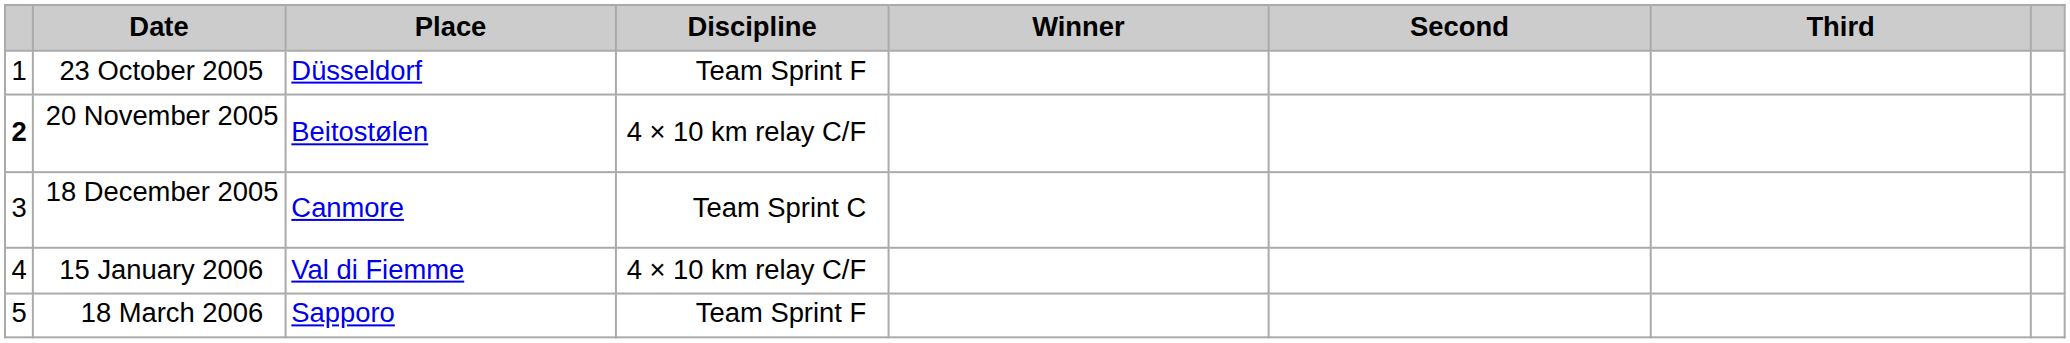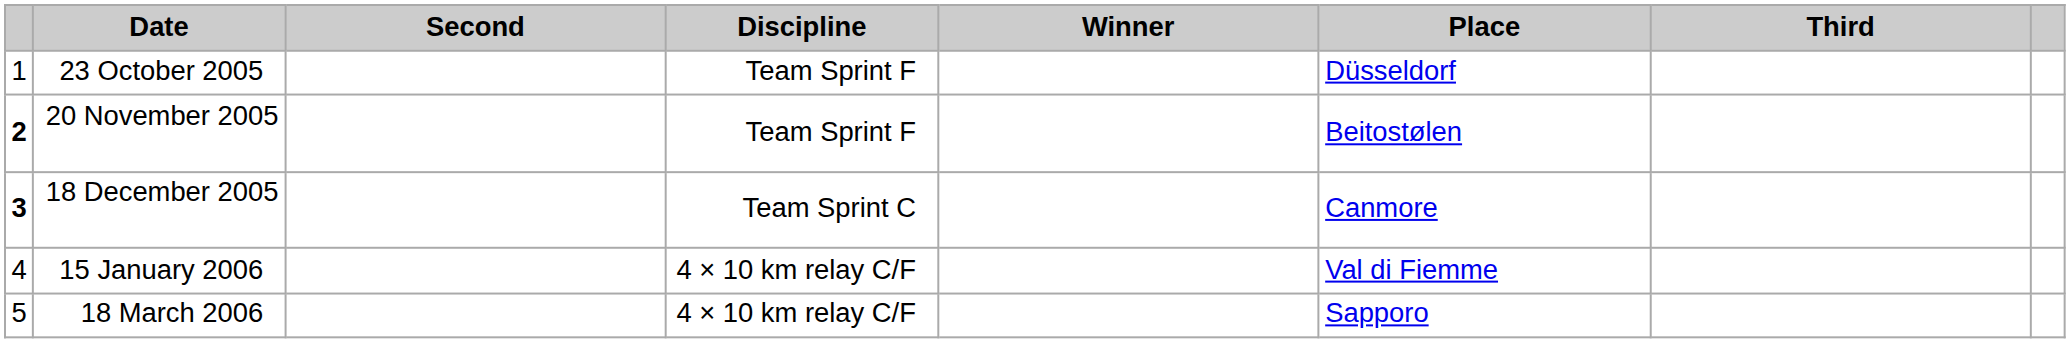columns swapped: (451, 26) <-> (1459, 26)
(754, 132) 4 × 10 km relay C/F -> (838, 132) Team Sprint F
(19, 208) normal -> (19, 208) bold
(789, 314) Team Sprint F -> (804, 314) 4 × 10 km relay C/F
